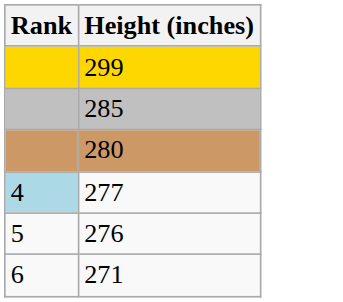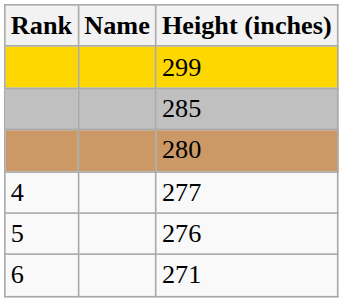+ column: (117, 25)
(17, 191) lightblue background -> (17, 191) no background
